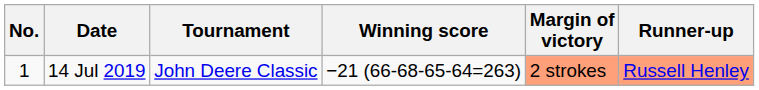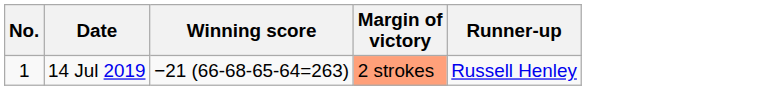- column: (236, 30)
(686, 71) lightsalmon background -> (514, 71) no background
